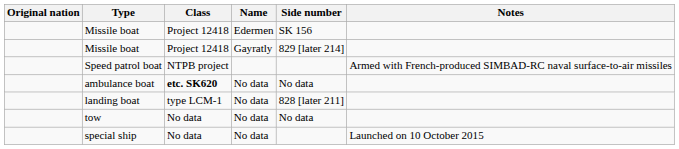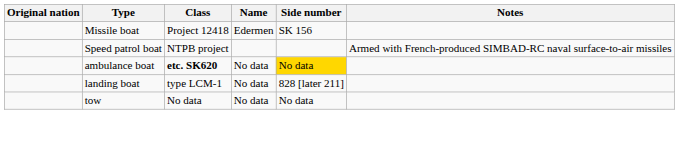- row: (112, 48)
(296, 83) no background -> (296, 65) gold background
- row: (111, 135)
